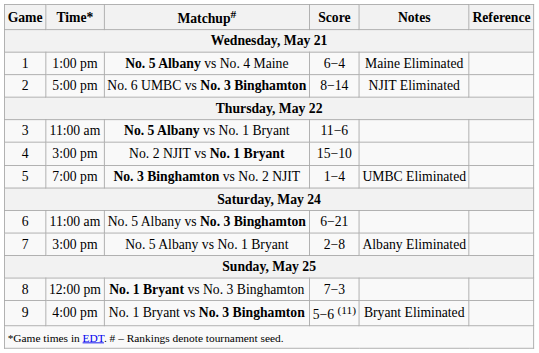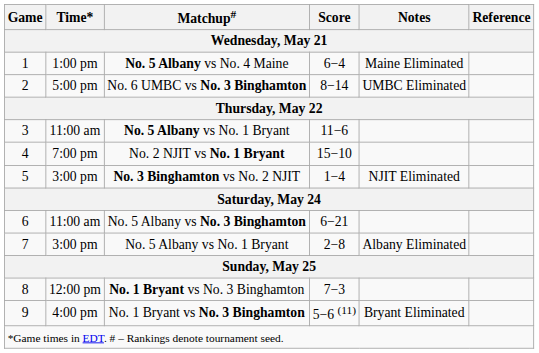(414, 86) NJIT Eliminated -> (414, 86) UMBC Eliminated
(75, 154) 3:00 pm -> (75, 154) 7:00 pm
(75, 176) 7:00 pm -> (75, 176) 3:00 pm
(414, 176) UMBC Eliminated -> (414, 176) NJIT Eliminated
